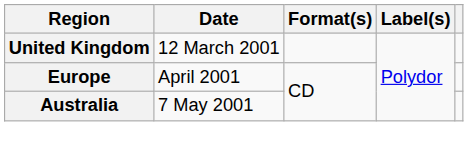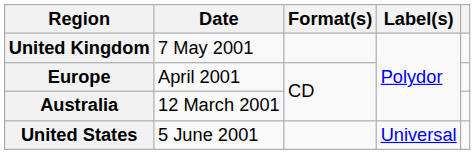(219, 47) 12 March 2001 -> (206, 47) 7 May 2001
(206, 105) 7 May 2001 -> (219, 105) 12 March 2001
+ row: (79, 134)
